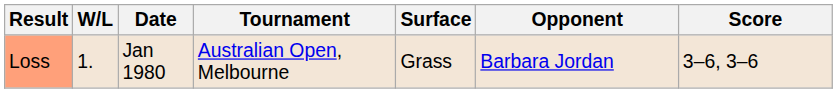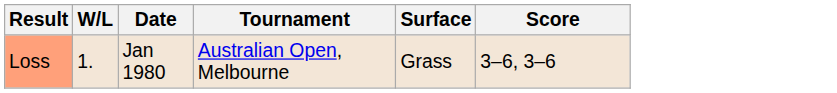- column: (577, 19)
